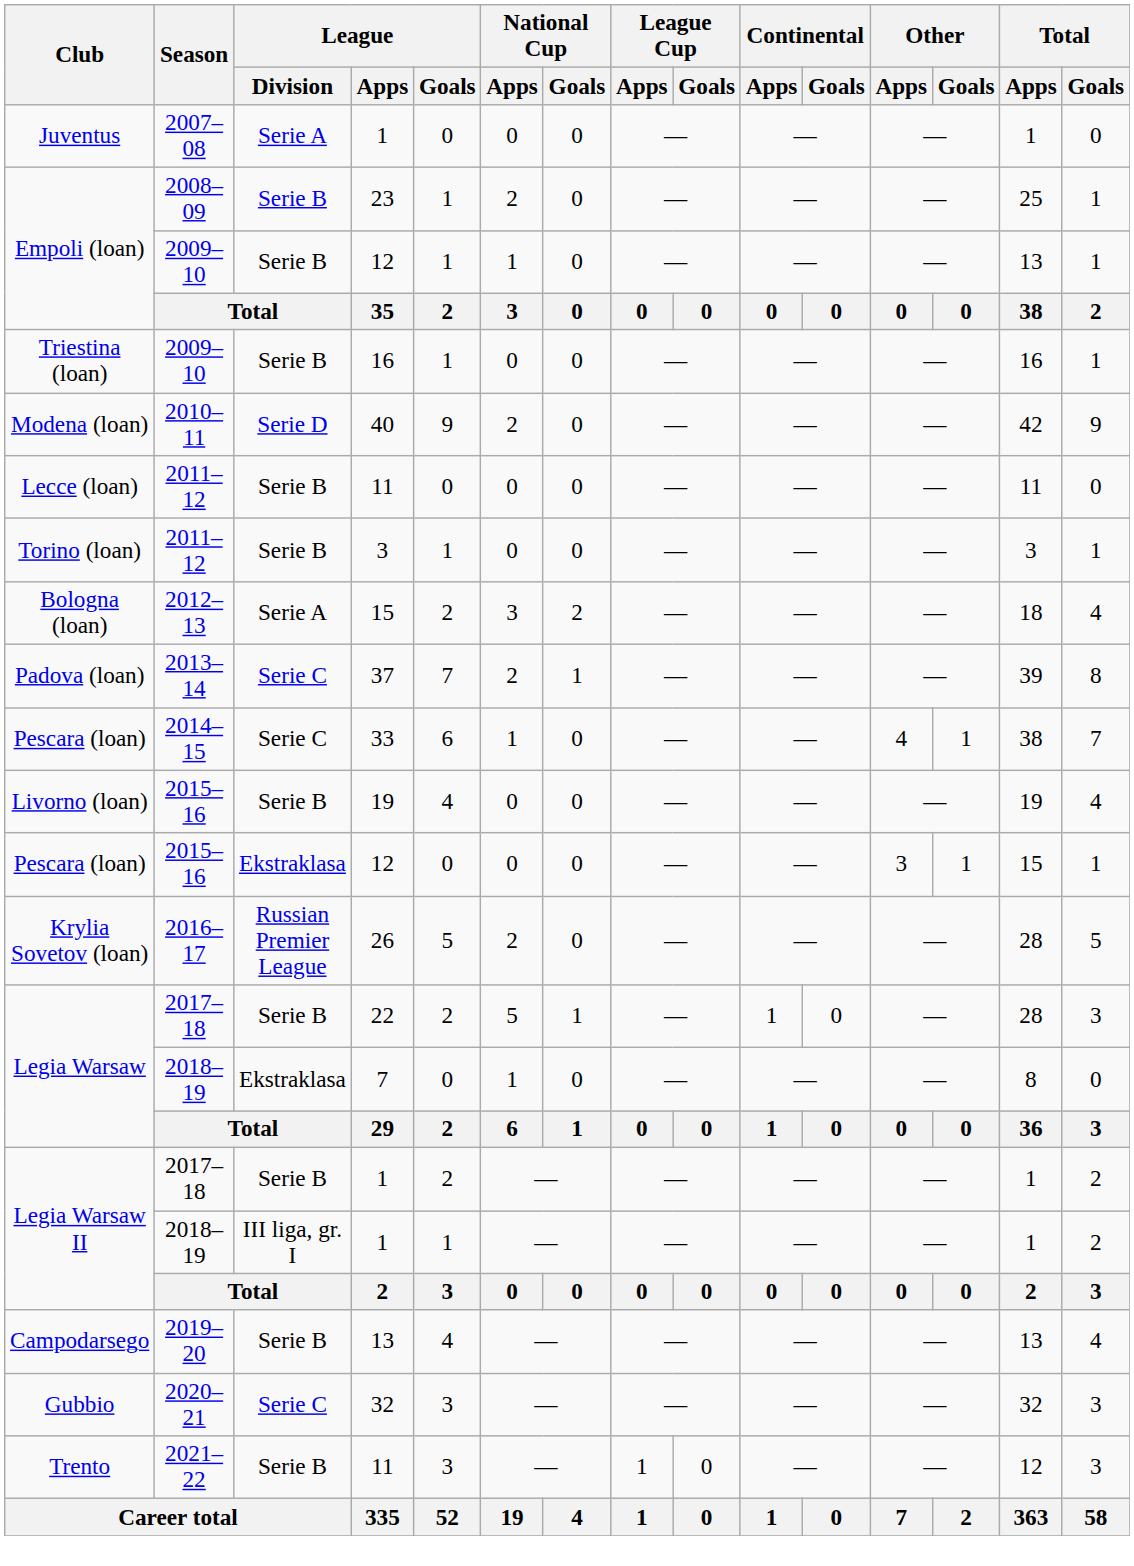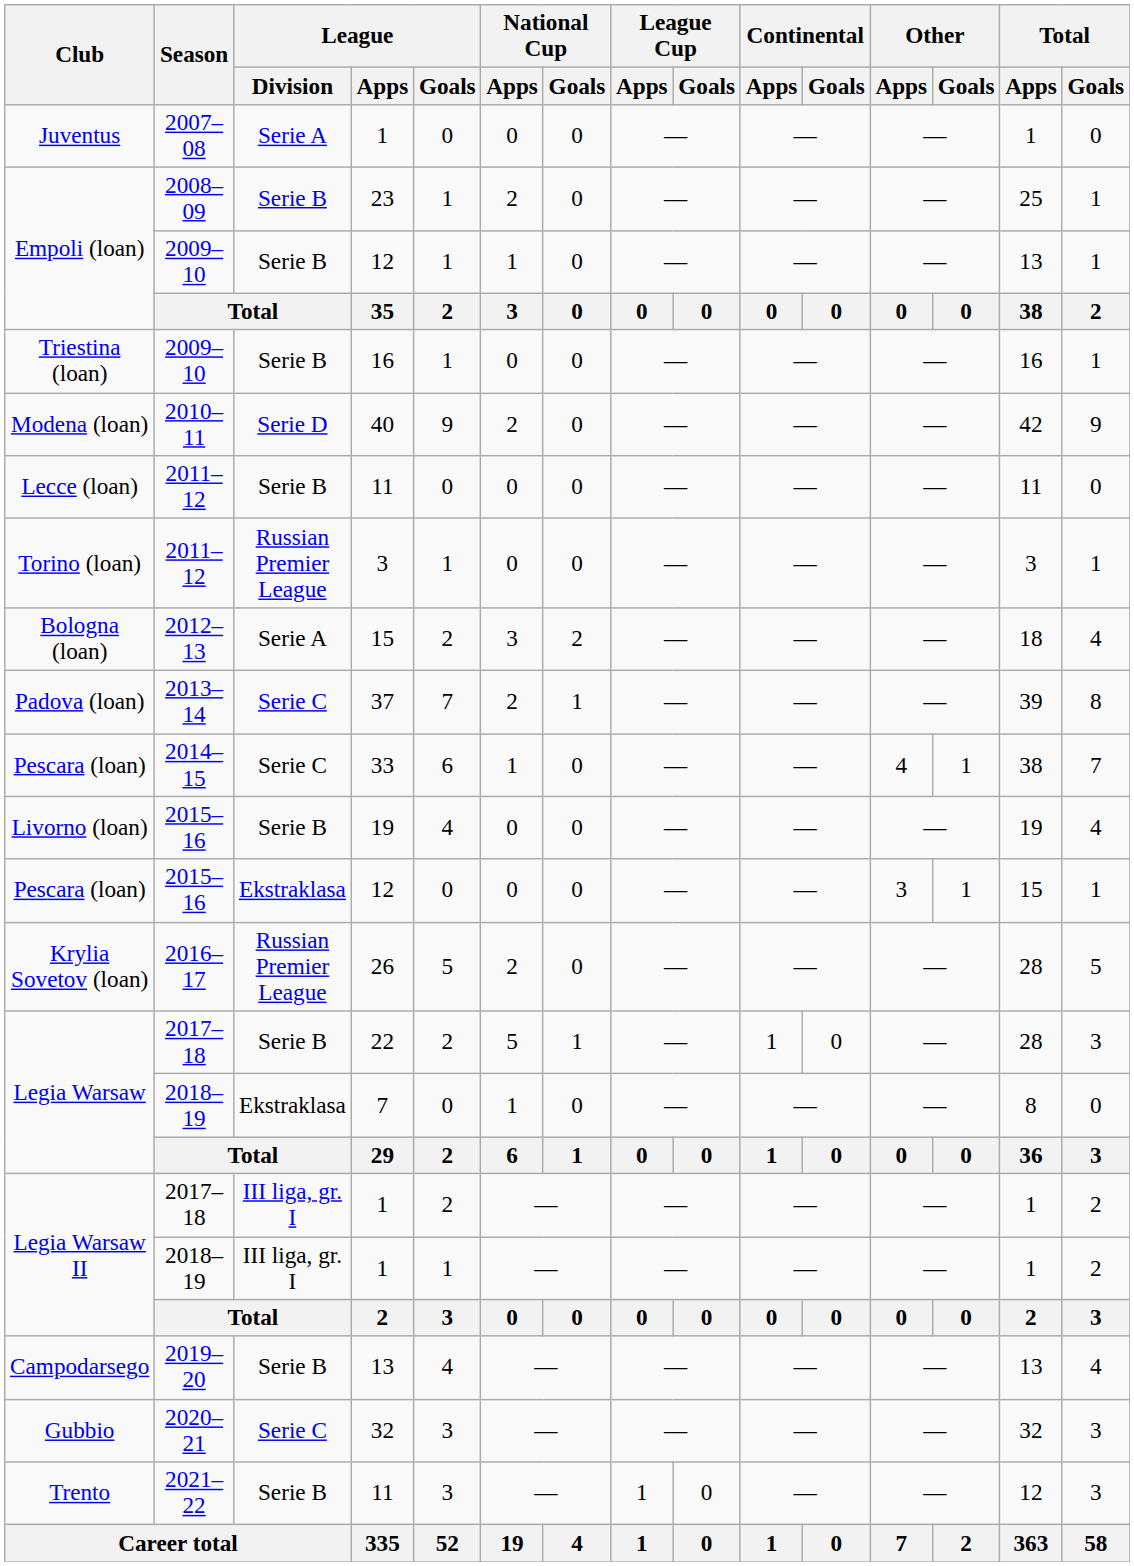(292, 549) Serie B -> (292, 562) Russian Premier League
(292, 1178) Serie B -> (292, 1204) III liga, gr. I
